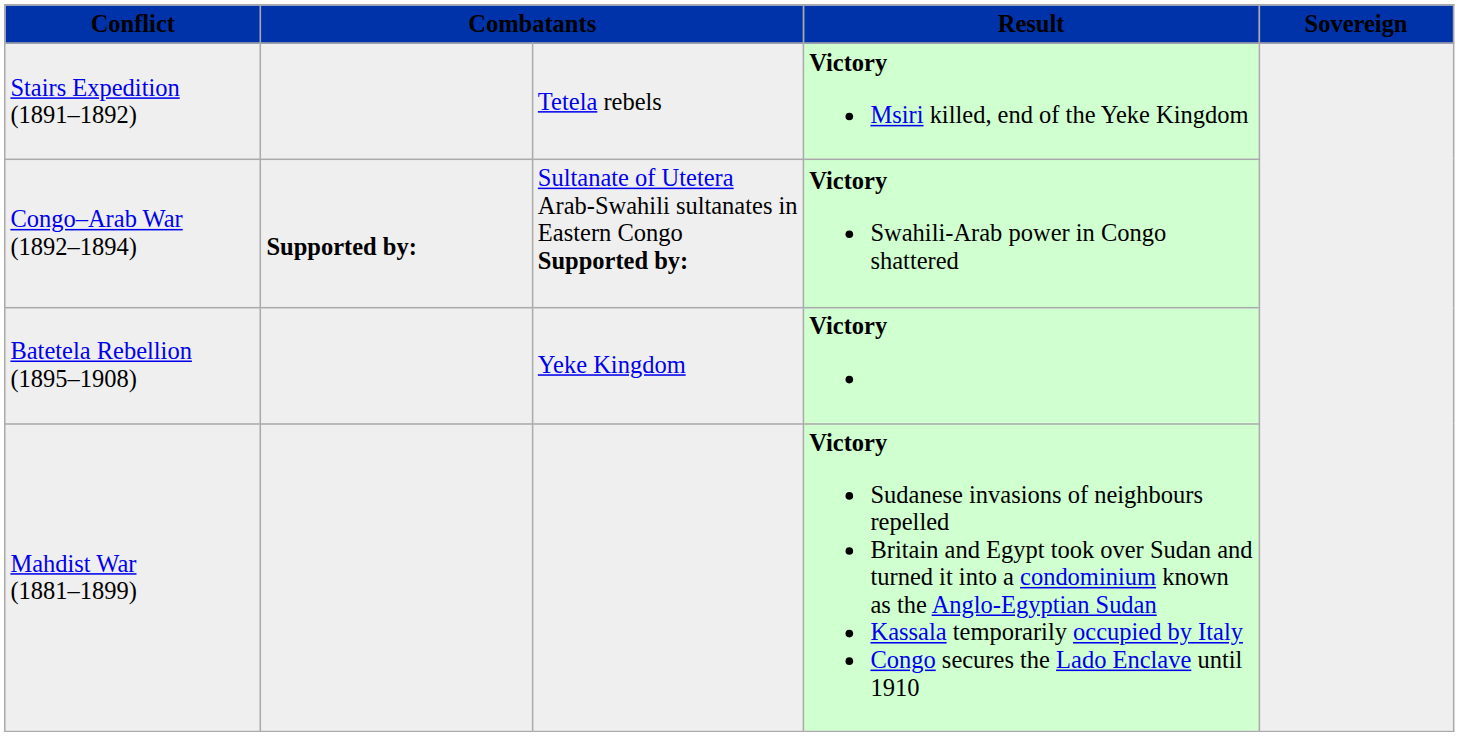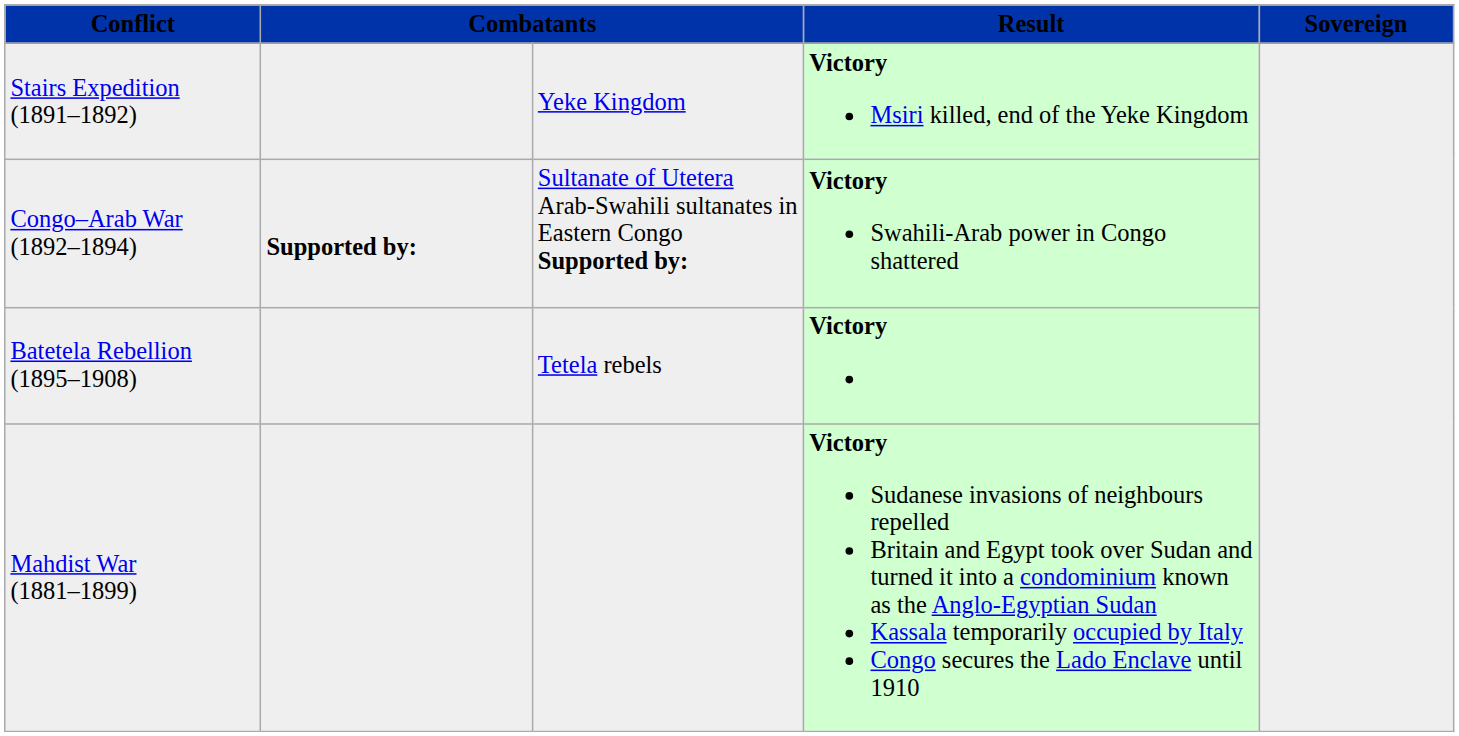(600, 100) Tetela rebels -> (612, 100) Yeke Kingdom
(612, 365) Yeke Kingdom -> (600, 365) Tetela rebels
